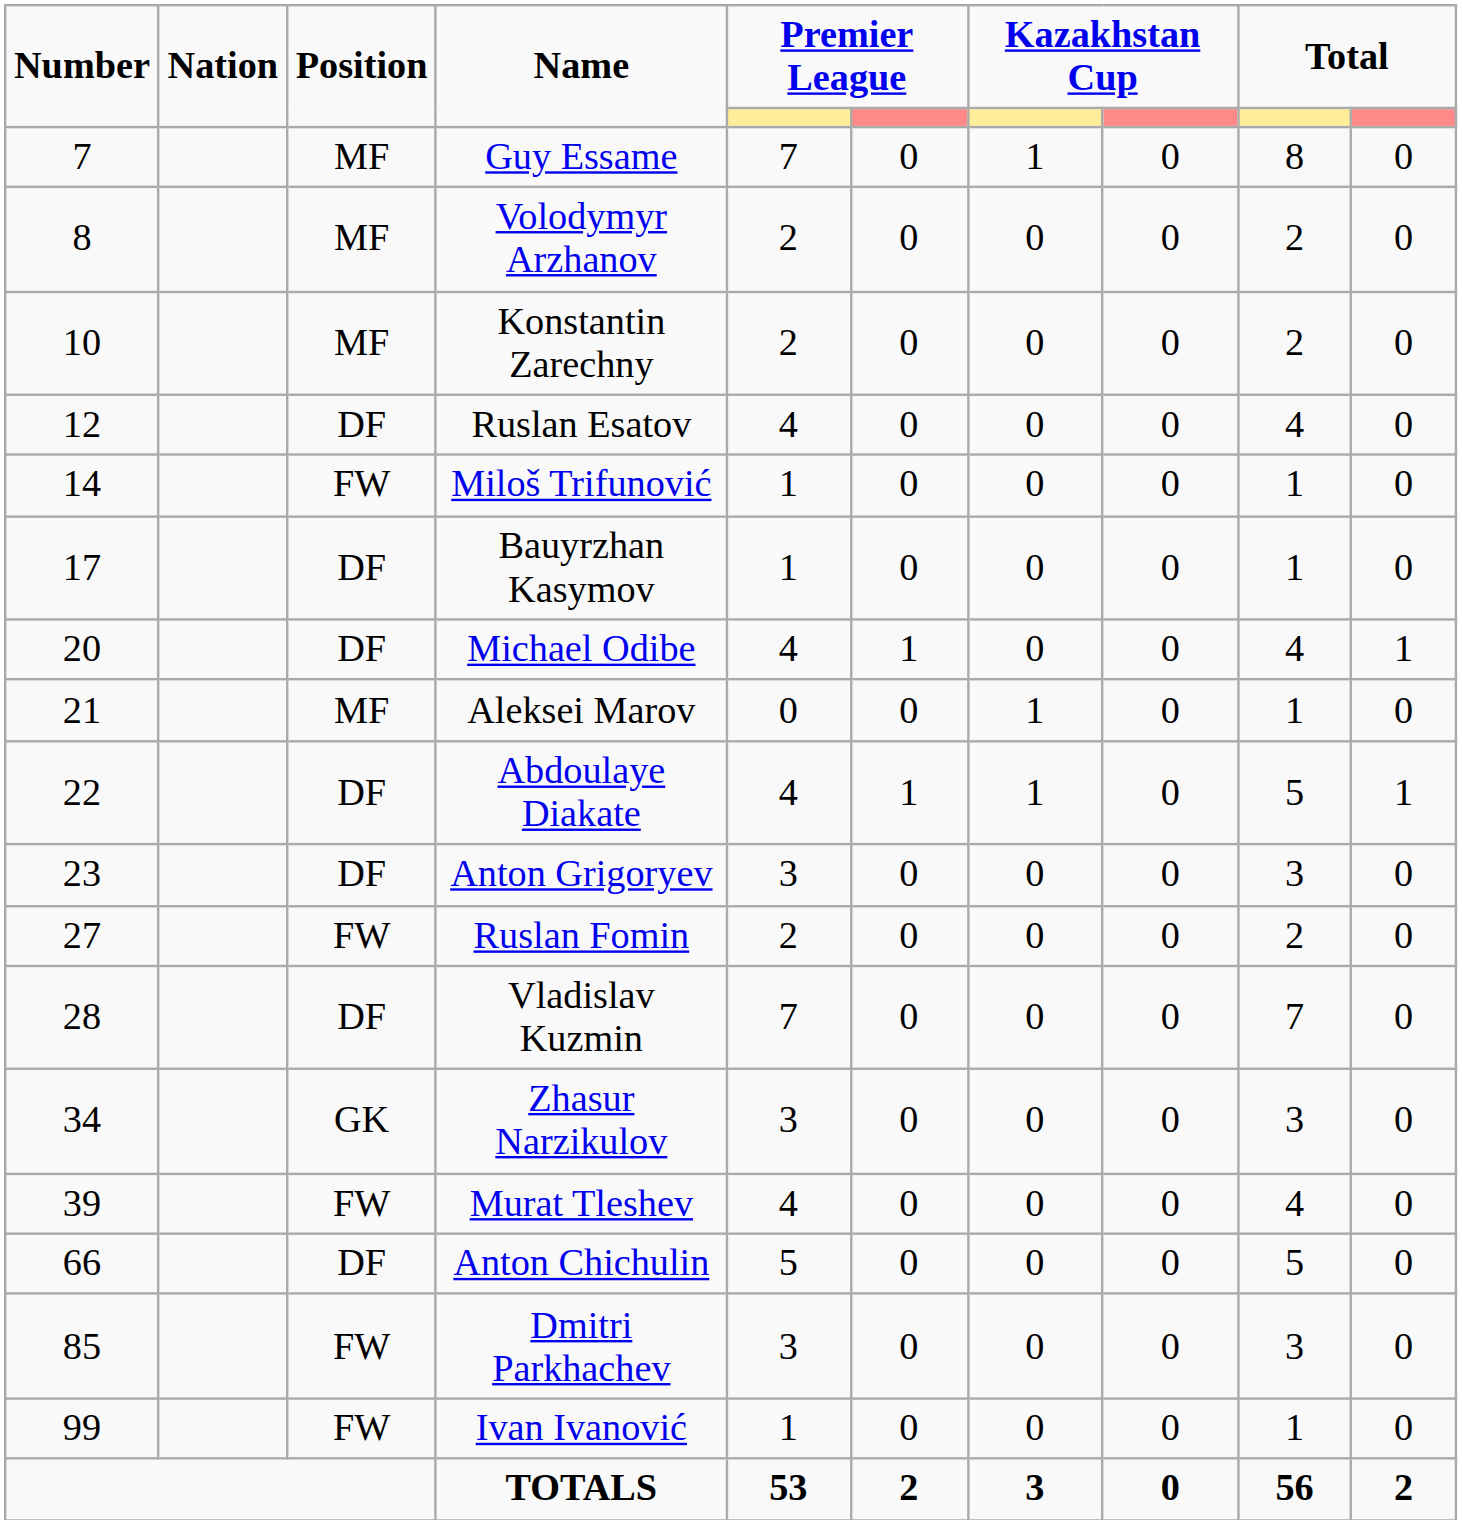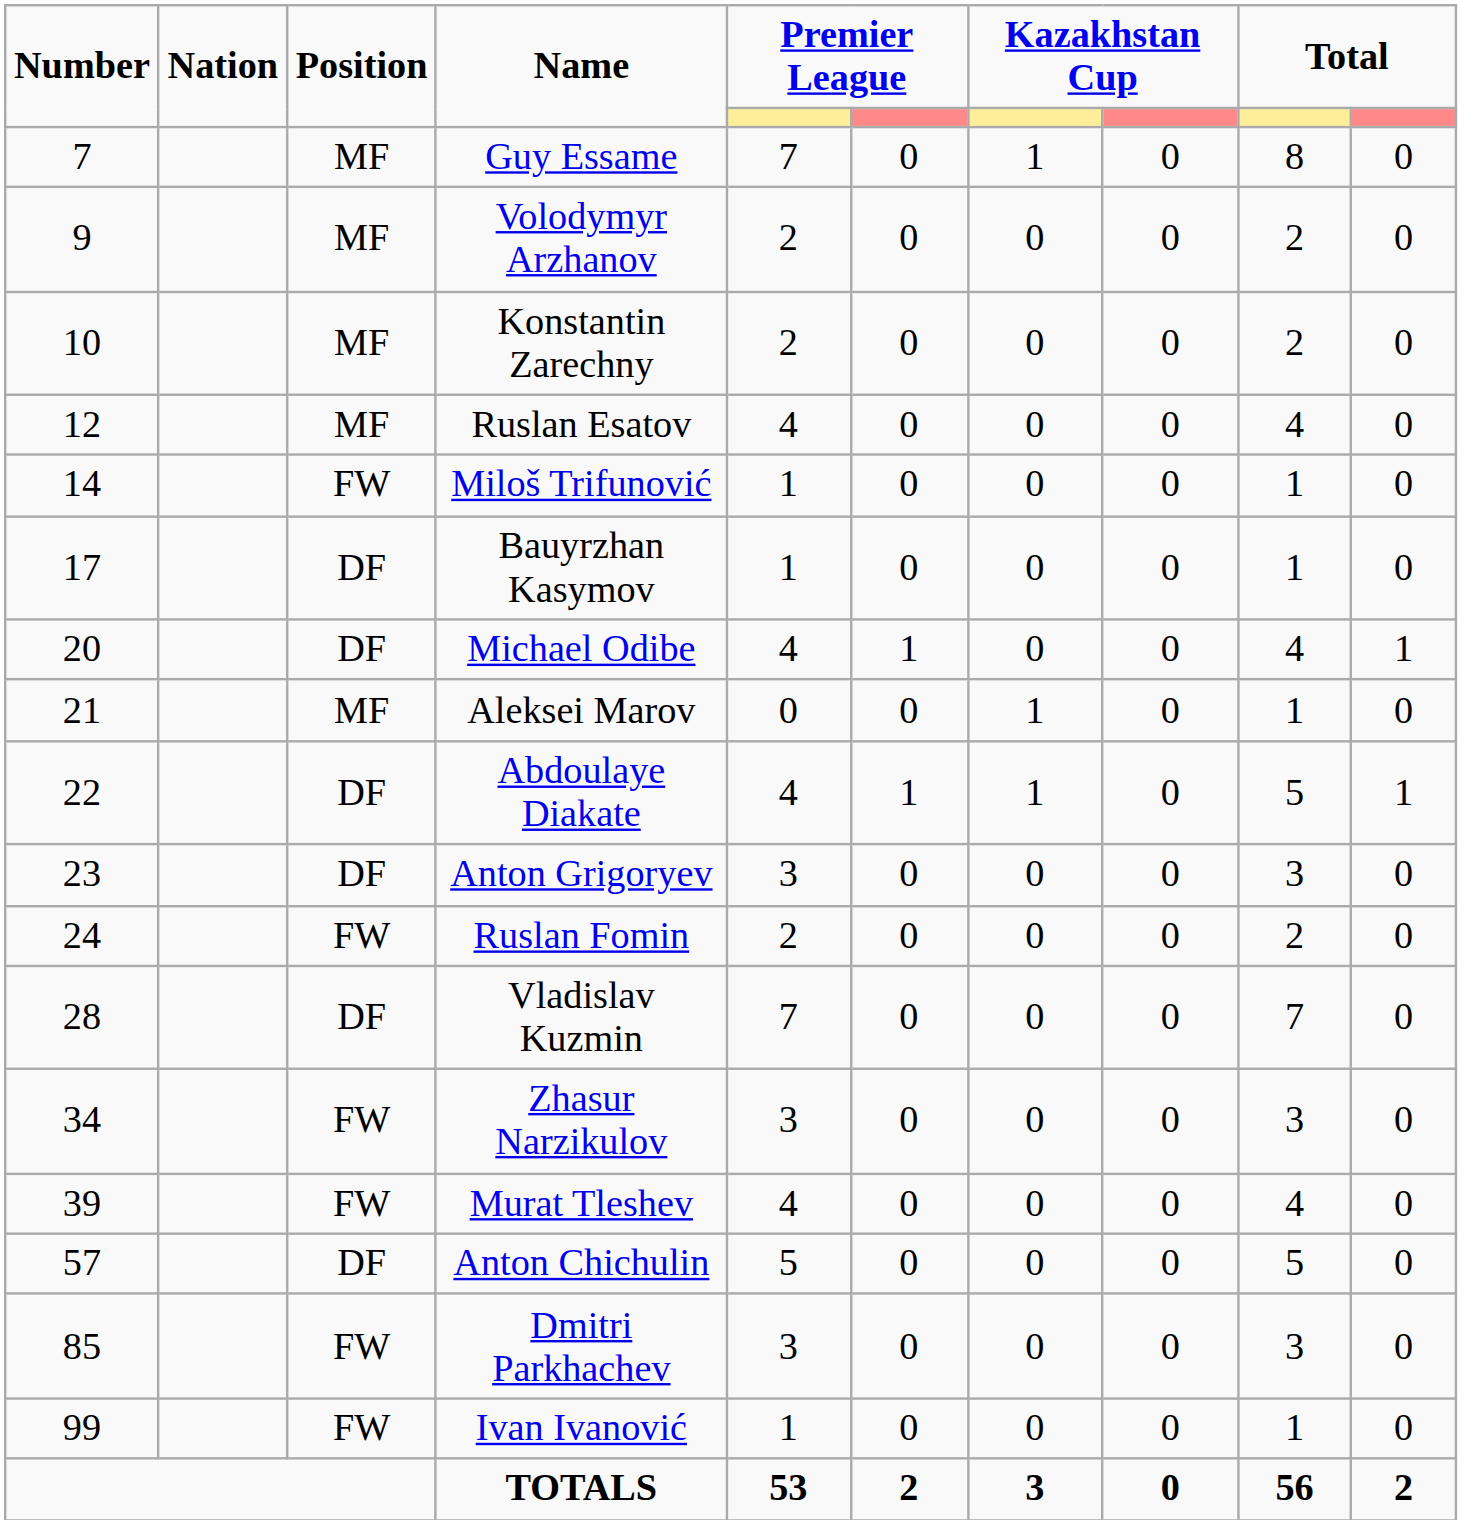(82, 238) 8 -> (82, 238) 9
(362, 424) DF -> (362, 424) MF
(82, 934) 27 -> (82, 934) 24
(362, 1120) GK -> (362, 1120) FW
(82, 1263) 66 -> (82, 1263) 57
